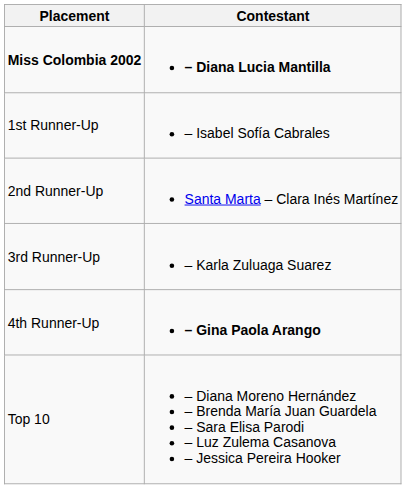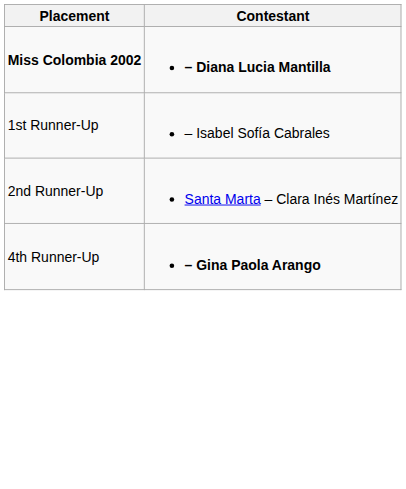- row: (54, 257)
- row: (29, 420)
